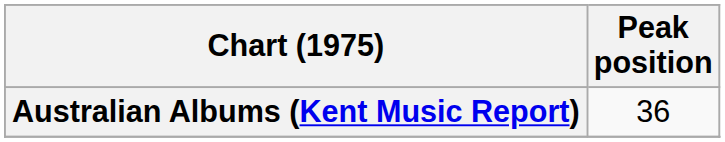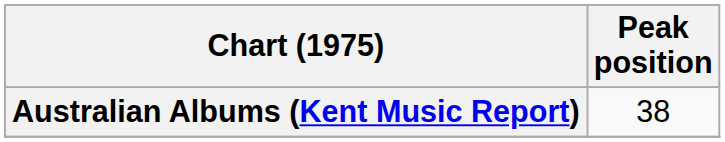(653, 111) 36 -> (653, 111) 38
